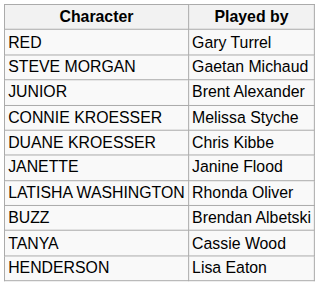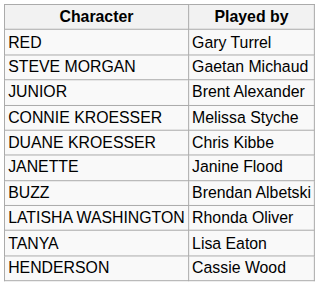rows swapped: (96, 192) <-> (29, 218)
(239, 243) Cassie Wood -> (229, 243) Lisa Eaton
(229, 268) Lisa Eaton -> (239, 268) Cassie Wood
